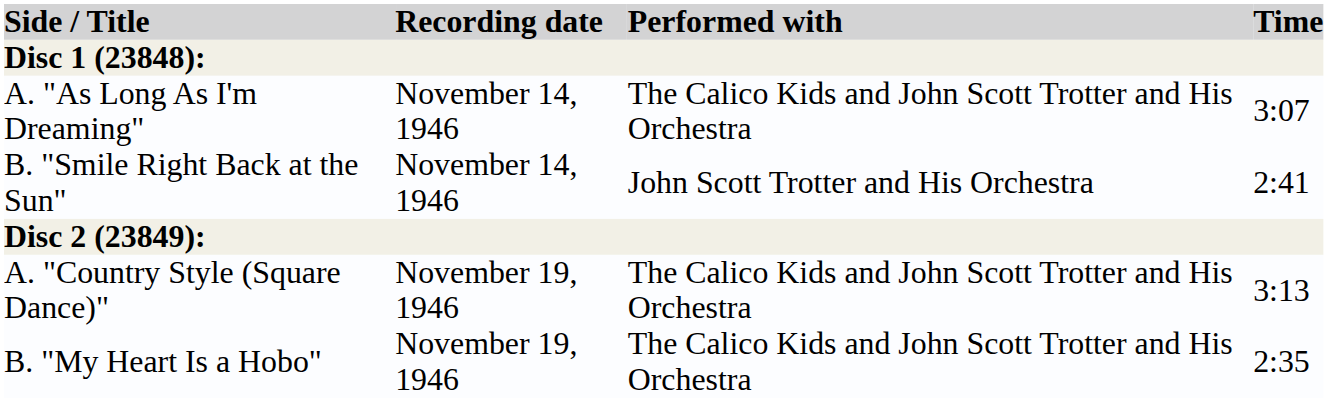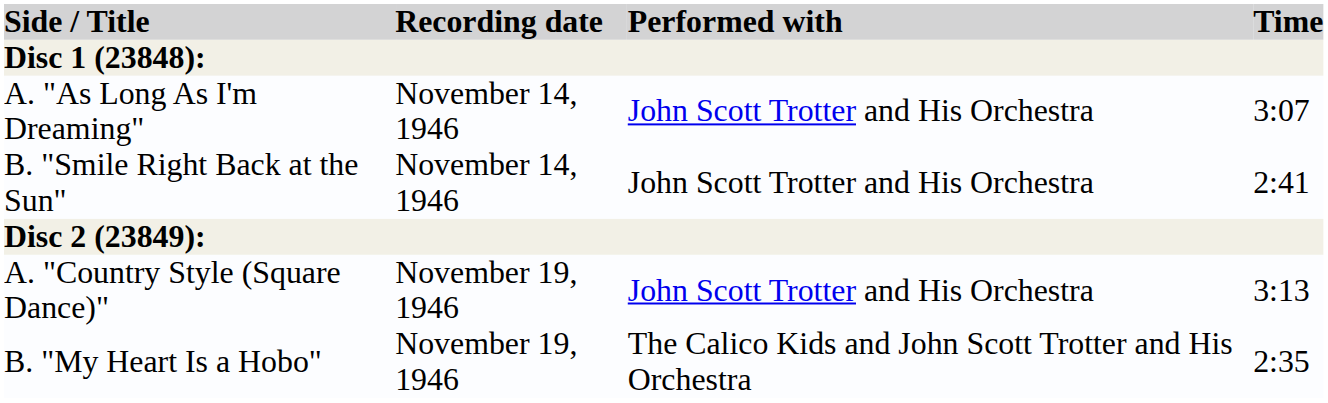(930, 110) The Calico Kids and John Scott Trotter and His Orchestra -> (861, 110) John Scott Trotter and His Orchestra
(930, 290) The Calico Kids and John Scott Trotter and His Orchestra -> (861, 290) John Scott Trotter and His Orchestra
